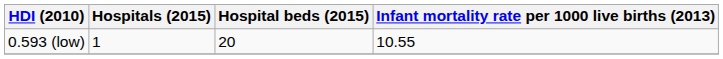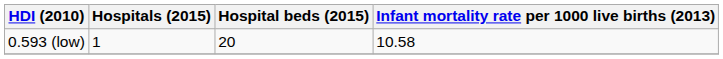(396, 41) 10.55 -> (396, 41) 10.58
